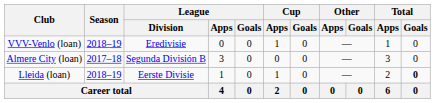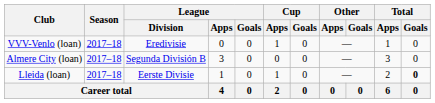(104, 43) 2018–19 -> (104, 43) 2017–18
(104, 75) 2018–19 -> (104, 75) 2017–18
